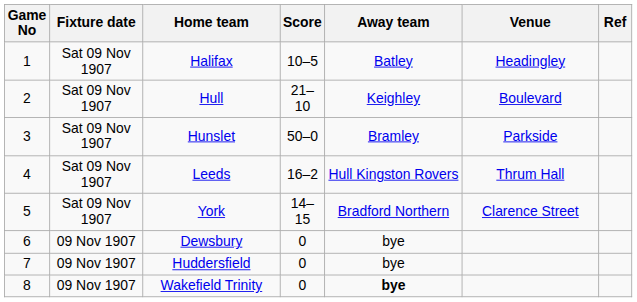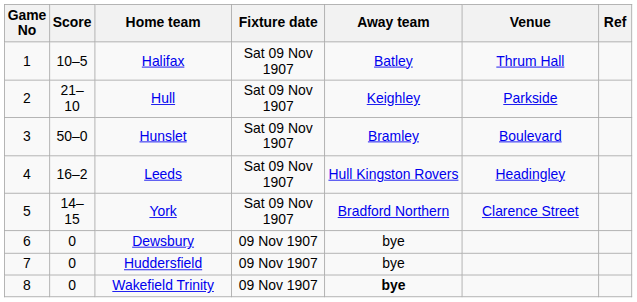columns swapped: (96, 23) <-> (302, 23)
(530, 61) Headingley -> (530, 61) Thrum Hall
(530, 98) Boulevard -> (530, 98) Parkside
(530, 136) Parkside -> (530, 136) Boulevard
(530, 174) Thrum Hall -> (530, 174) Headingley
